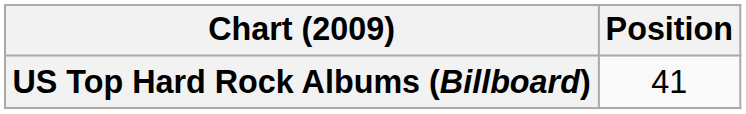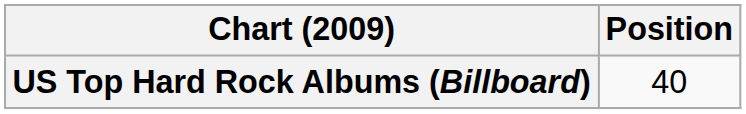(669, 81) 41 -> (669, 81) 40
